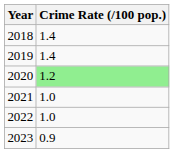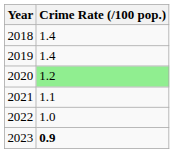(47, 96) 1.0 -> (47, 96) 1.1
(47, 138) normal -> (47, 138) bold
